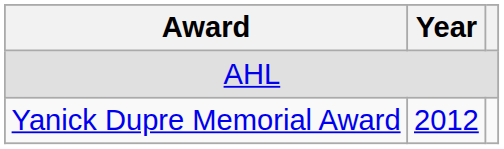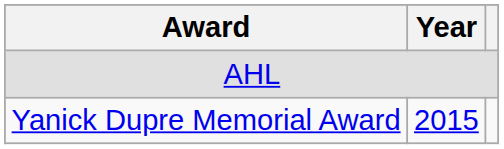(446, 119) 2012 -> (446, 119) 2015
